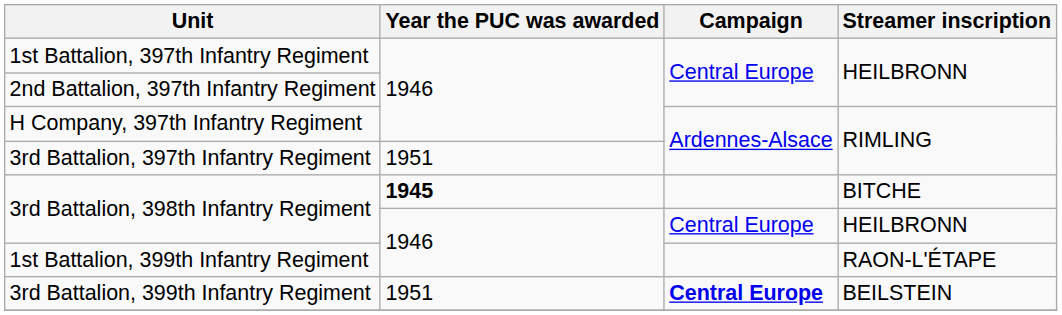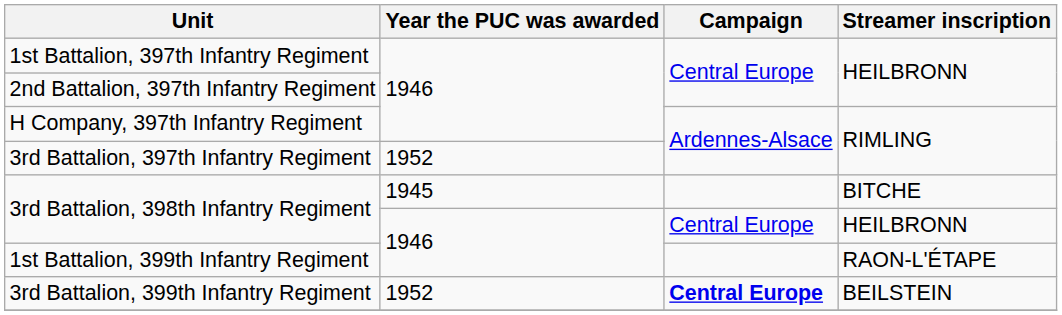(409, 157) 1951 -> (409, 157) 1952
(409, 191) bold -> (409, 191) normal
(409, 293) 1951 -> (409, 293) 1952
